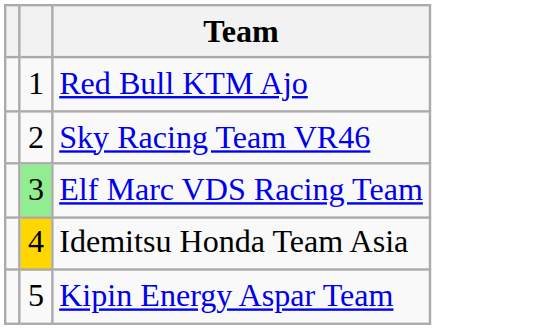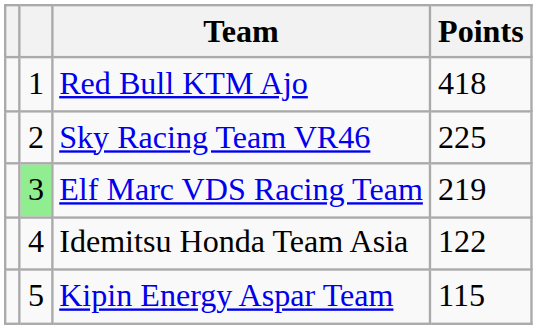+ column: (481, 30)
(36, 242) gold background -> (36, 242) no background
